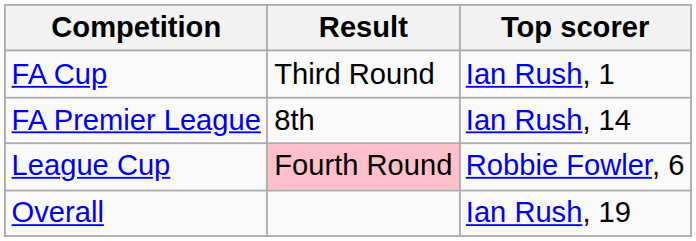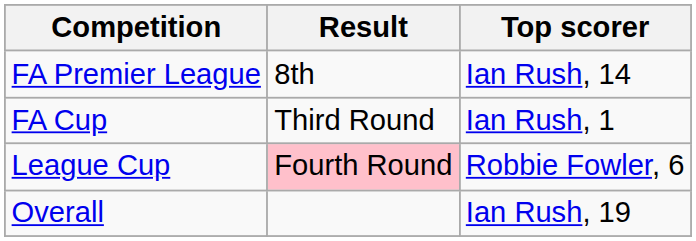rows swapped: (136, 119) <-> (59, 73)
